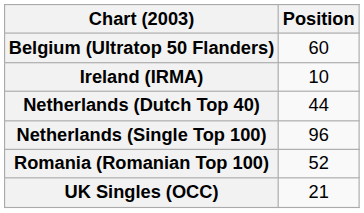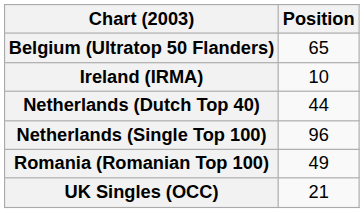(319, 47) 60 -> (319, 47) 65
(319, 163) 52 -> (319, 163) 49
